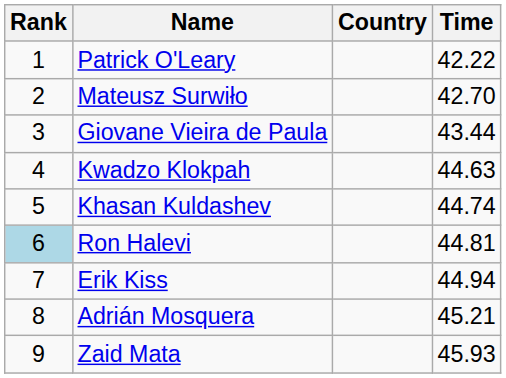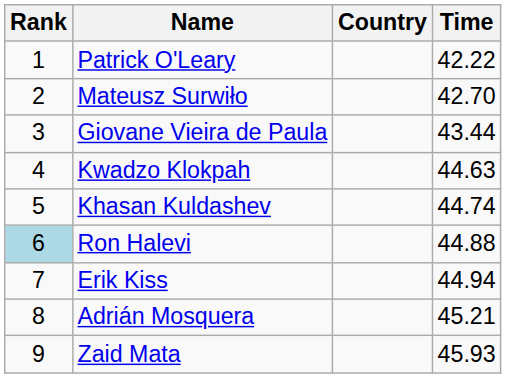(467, 243) 44.81 -> (467, 243) 44.88
